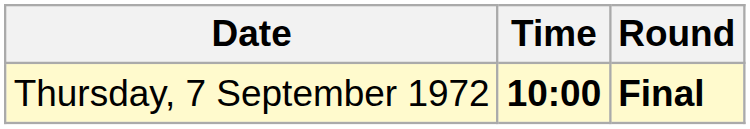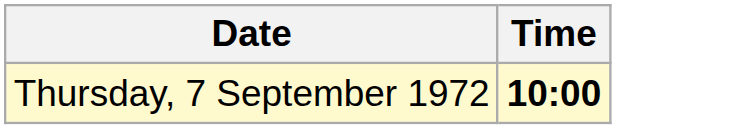- column: (677, 33)
